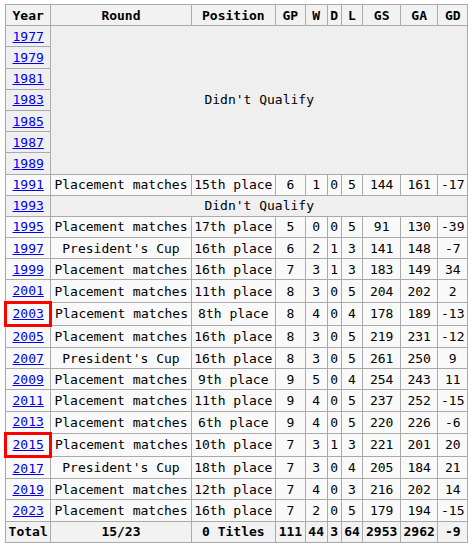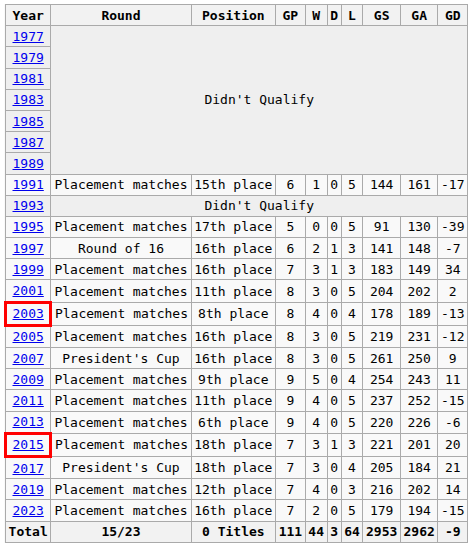(121, 248) President's Cup -> (121, 248) Round of 16
(233, 445) 10th place -> (233, 445) 18th place
